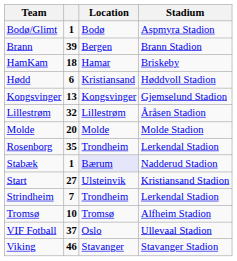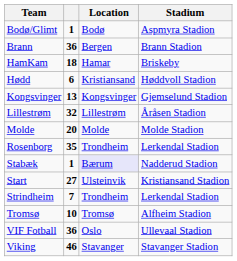(71, 46) 39 -> (71, 46) 36
(71, 230) 37 -> (71, 230) 36
